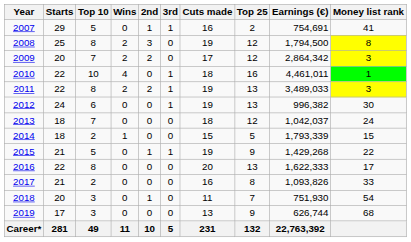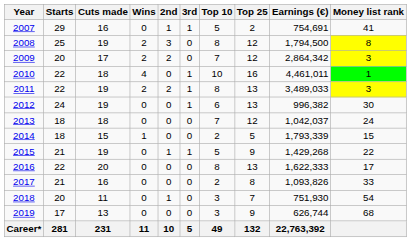columns swapped: (207, 12) <-> (93, 12)
